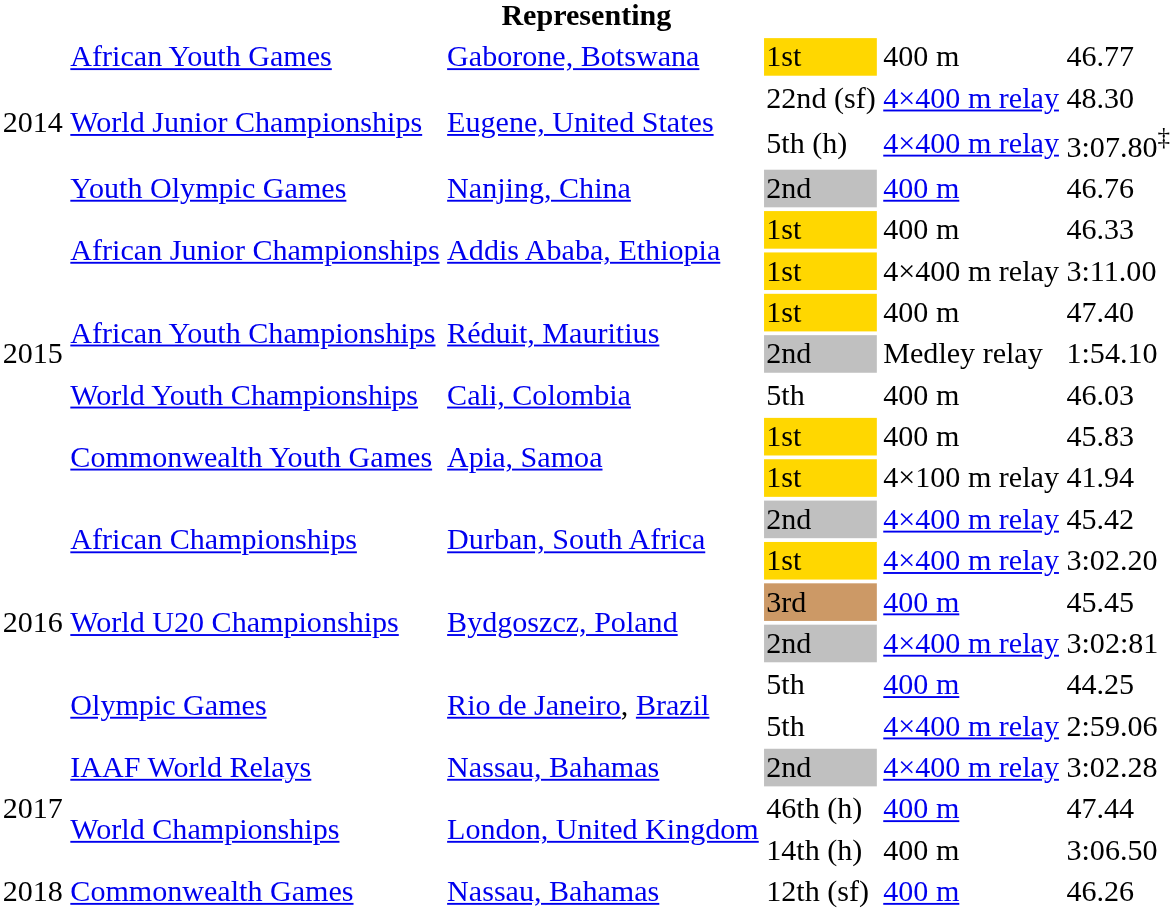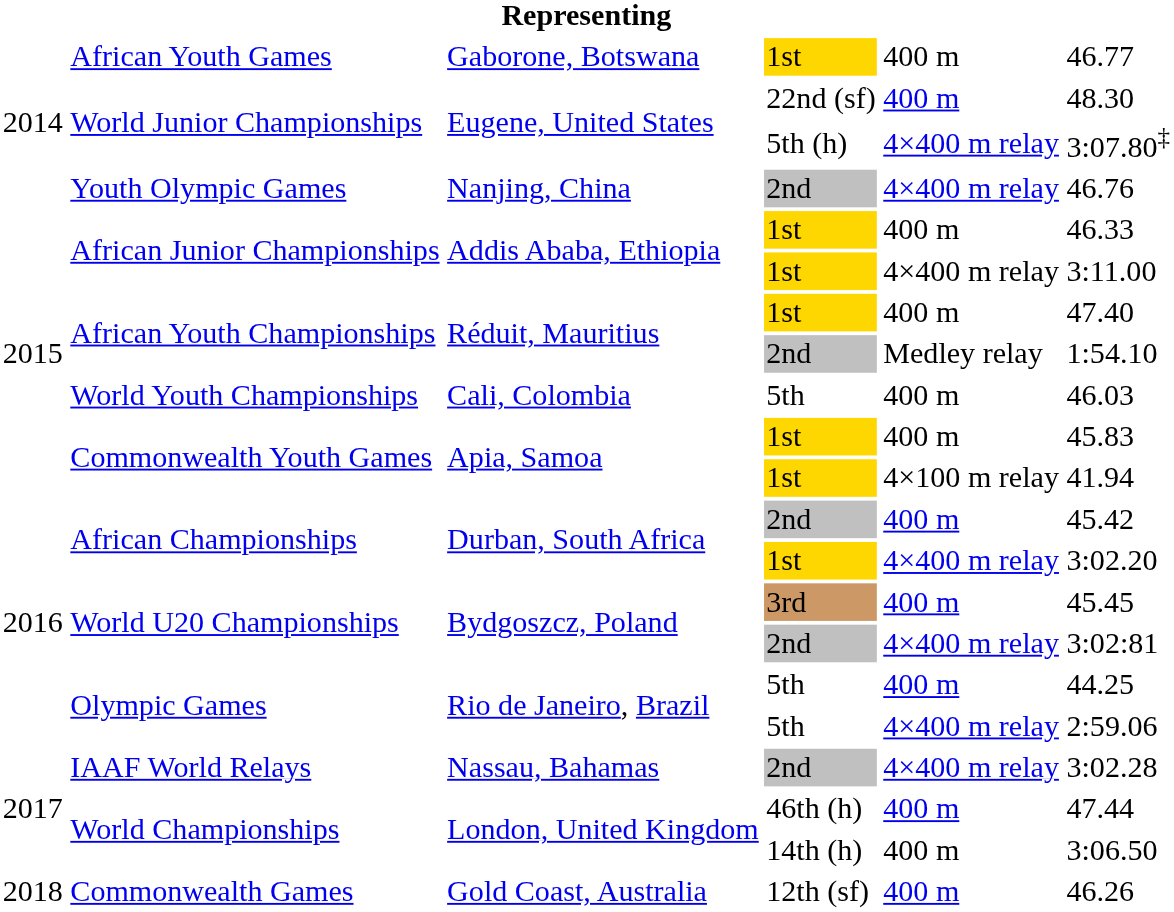(971, 97) 4×400 m relay -> (921, 97) 400 m
(921, 188) 400 m -> (971, 188) 4×400 m relay
(971, 519) 4×400 m relay -> (921, 519) 400 m
(553, 891) Nassau, Bahamas -> (577, 891) Gold Coast, Australia
